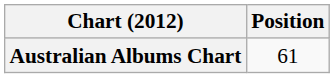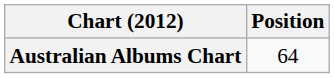(288, 55) 61 -> (288, 55) 64
